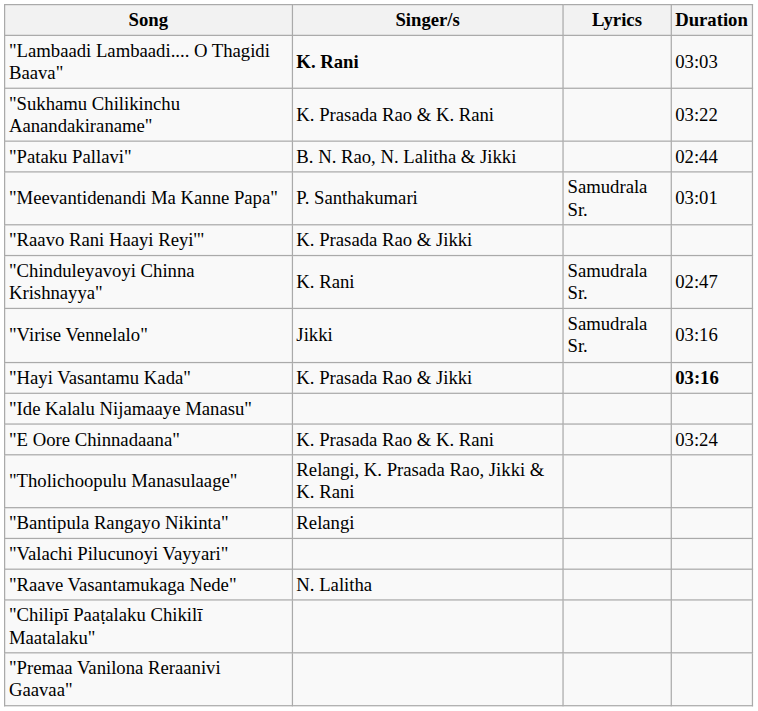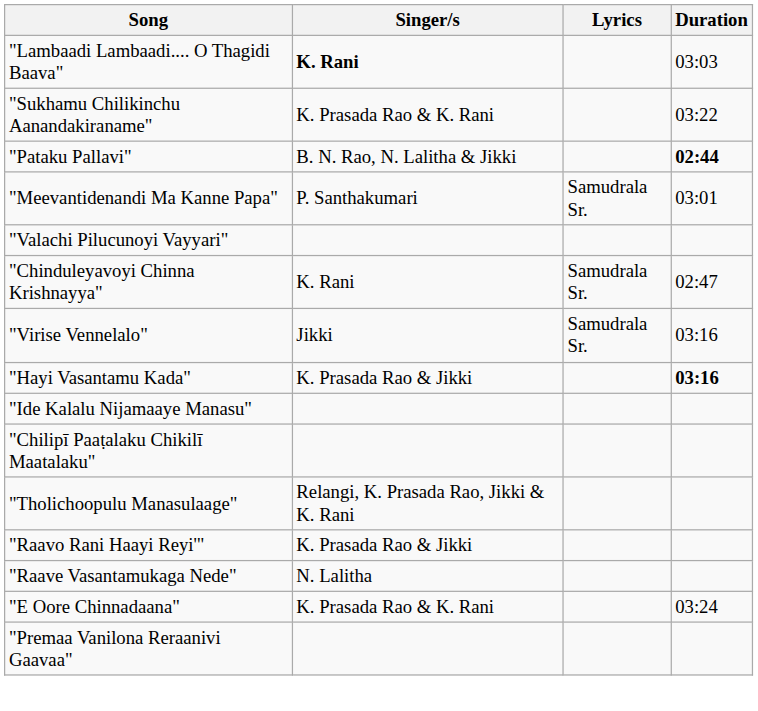(696, 156) normal -> (697, 156) bold
rows swapped: (119, 553) <-> (107, 240)
rows swapped: (106, 626) <-> (94, 439)
- row: (119, 522)
